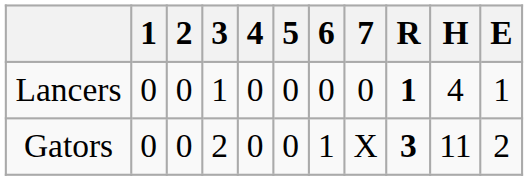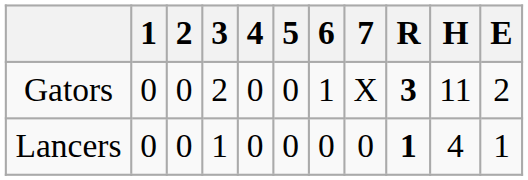rows swapped: (68, 89) <-> (68, 146)
